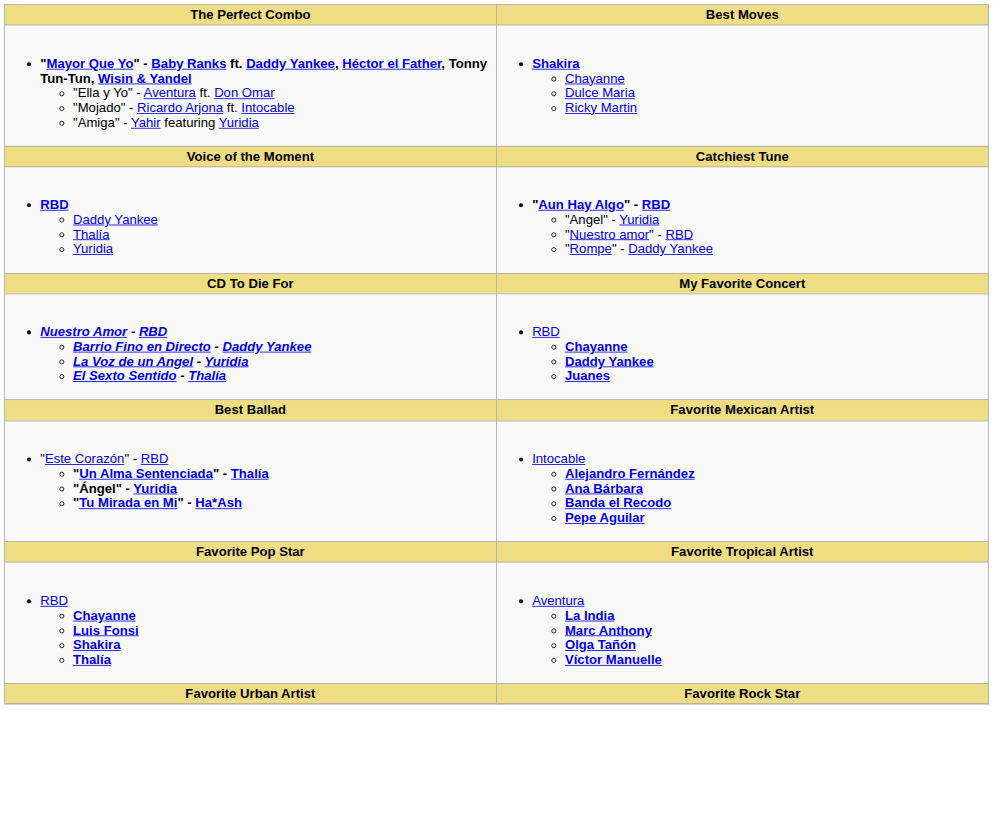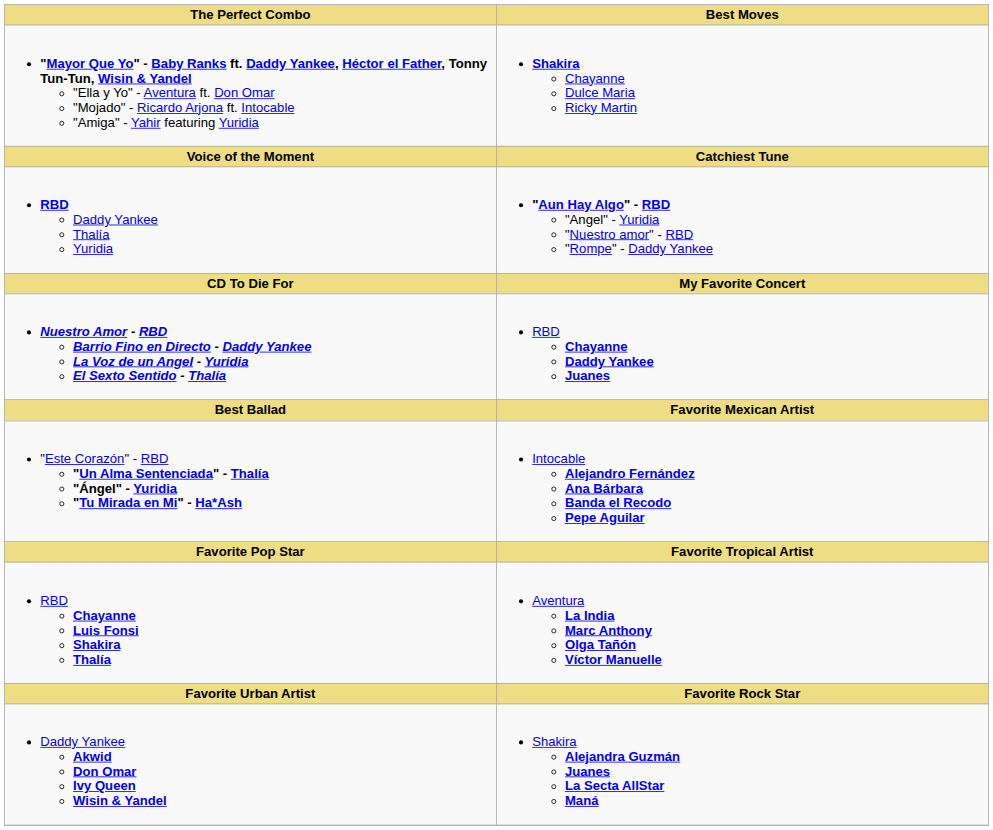+ row: (250, 772)
